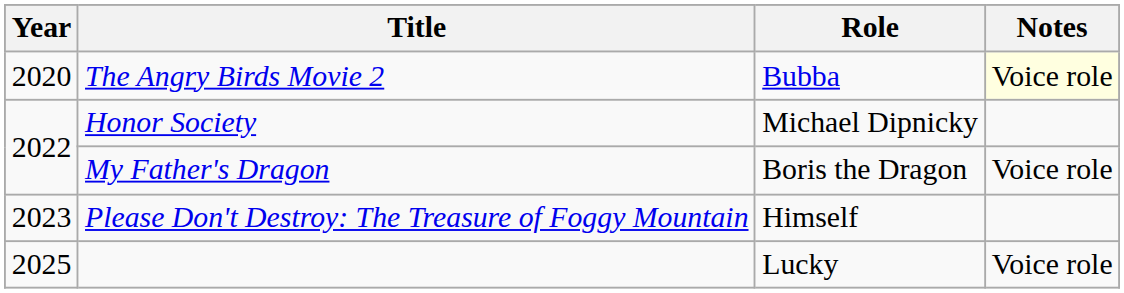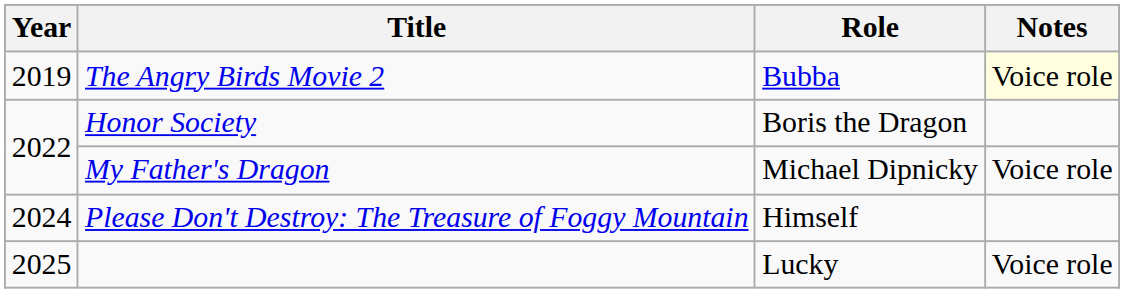(42, 75) 2020 -> (42, 75) 2019
(870, 122) Michael Dipnicky -> (865, 122) Boris the Dragon
(865, 169) Boris the Dragon -> (870, 169) Michael Dipnicky
(42, 216) 2023 -> (42, 216) 2024
